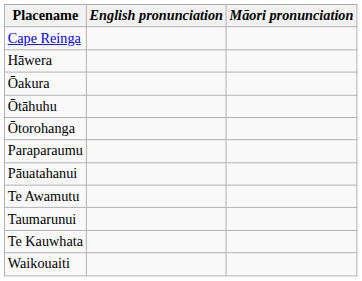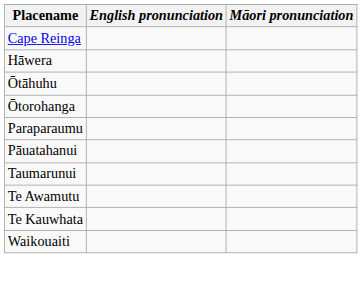- row: (29, 83)
rows swapped: (42, 219) <-> (44, 196)
